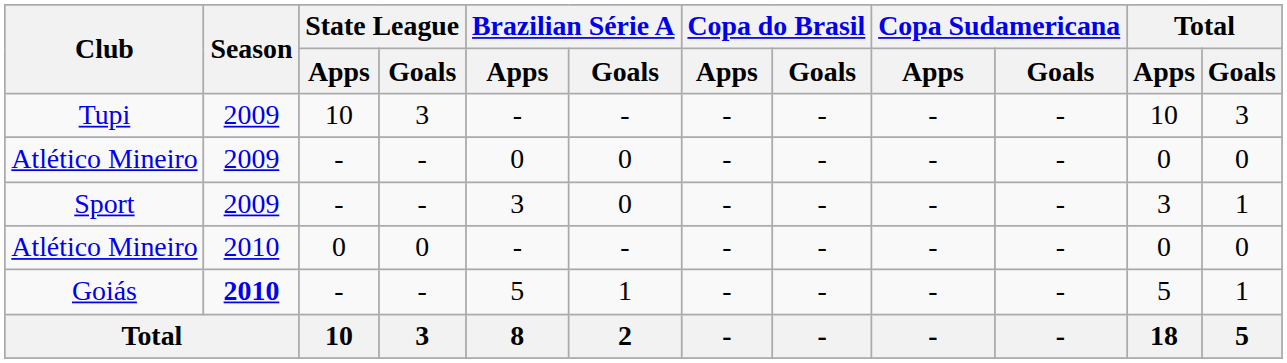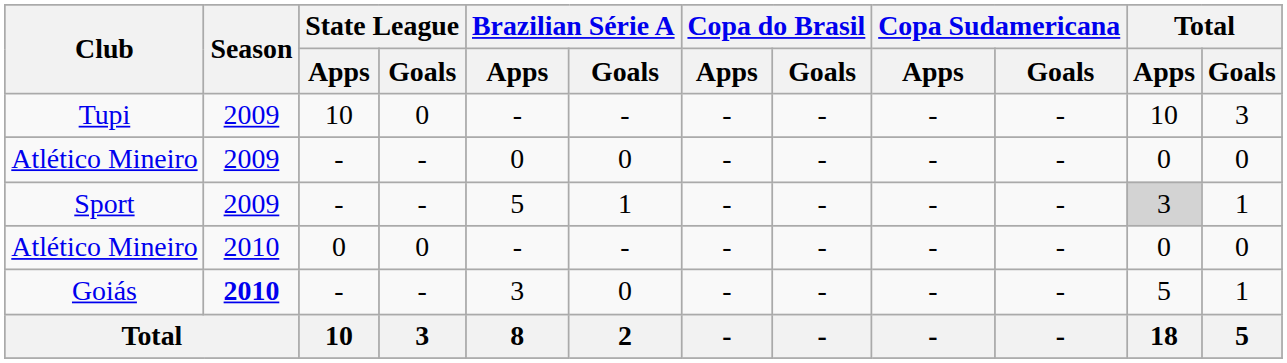(422, 114) 3 -> (422, 114) 0
(517, 203) 3 -> (517, 203) 5
(625, 203) 0 -> (625, 203) 1
(1164, 203) no background -> (1164, 203) lightgrey background
(517, 291) 5 -> (517, 291) 3
(625, 291) 1 -> (625, 291) 0
